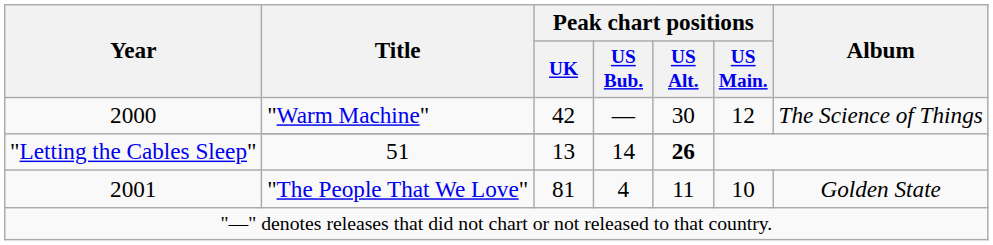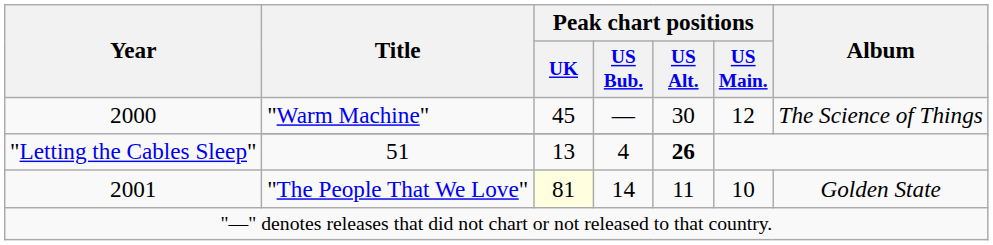(563, 115) 42 -> (563, 115) 45
(623, 152) 14 -> (623, 152) 4
(563, 188) no background -> (563, 188) lightyellow background
(623, 188) 4 -> (623, 188) 14
